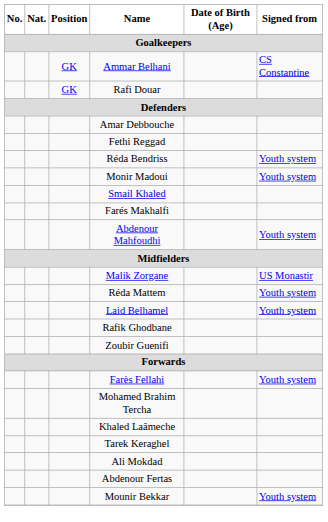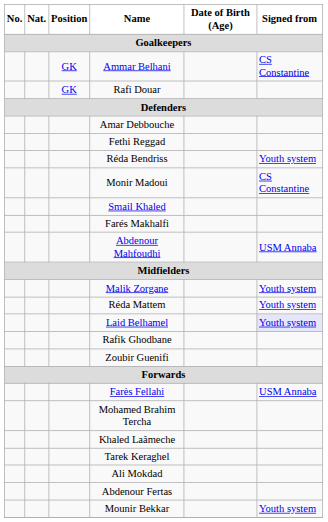(288, 177) Youth system -> (284, 183) CS Constantine
(288, 235) Youth system -> (288, 247) USM Annaba
(286, 276) US Monastir -> (288, 288) Youth system
(288, 310) no background -> (288, 323) lavender background
(288, 380) Youth system -> (288, 392) USM Annaba
